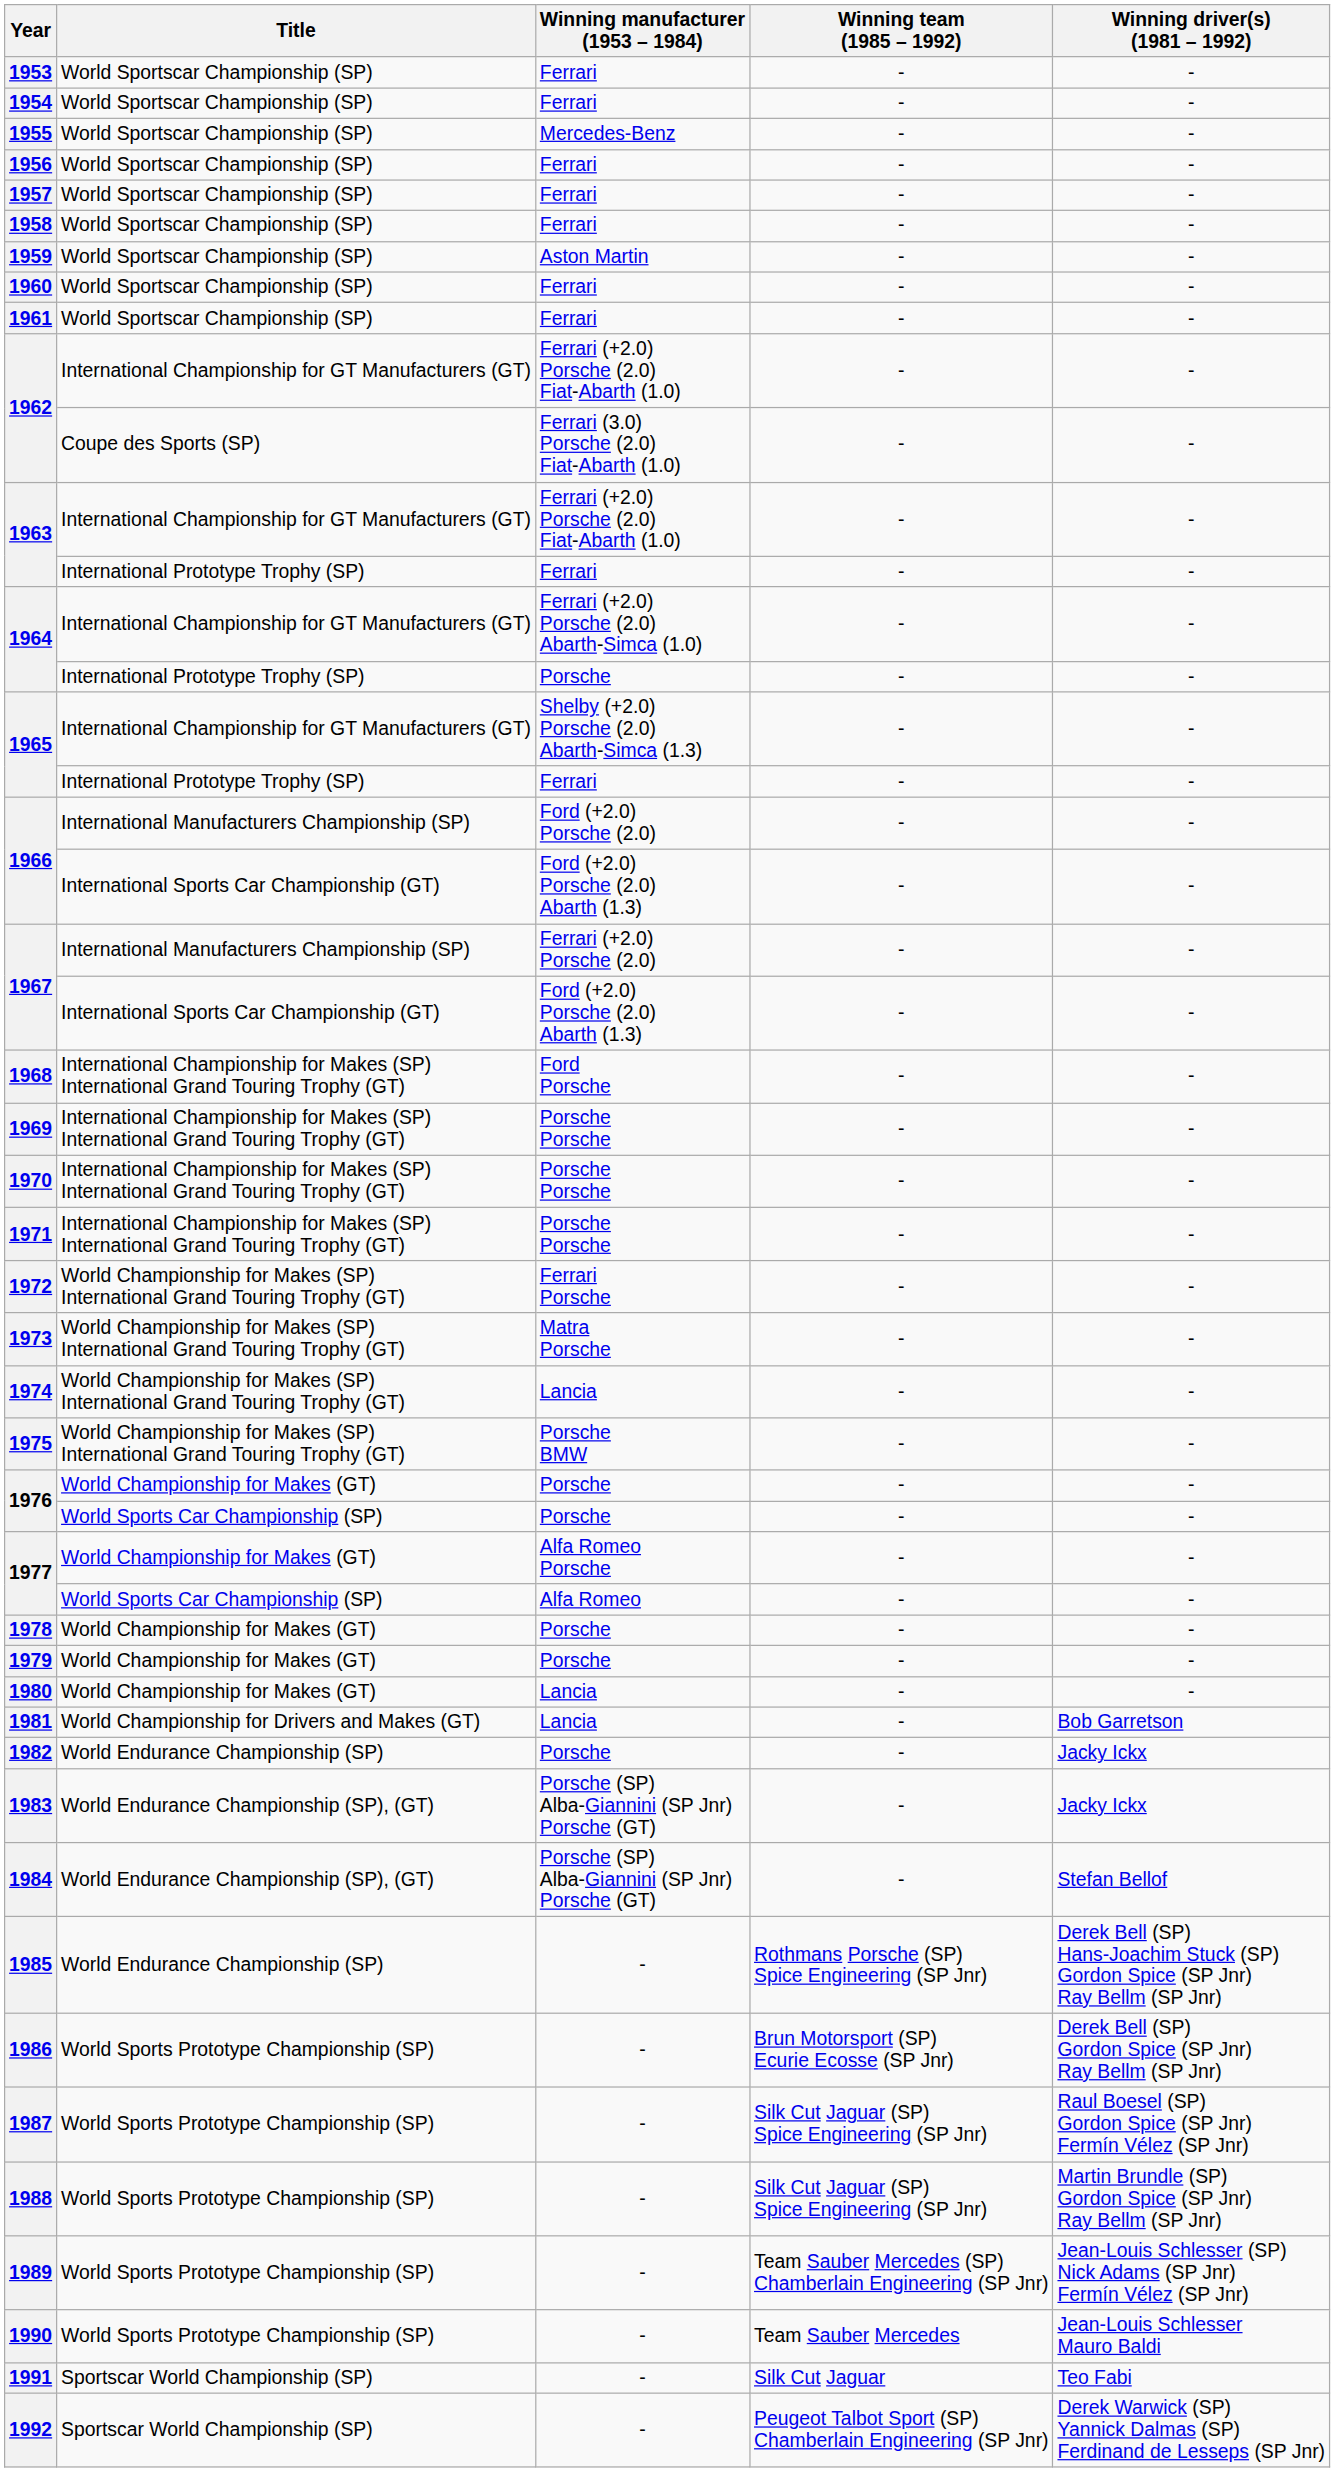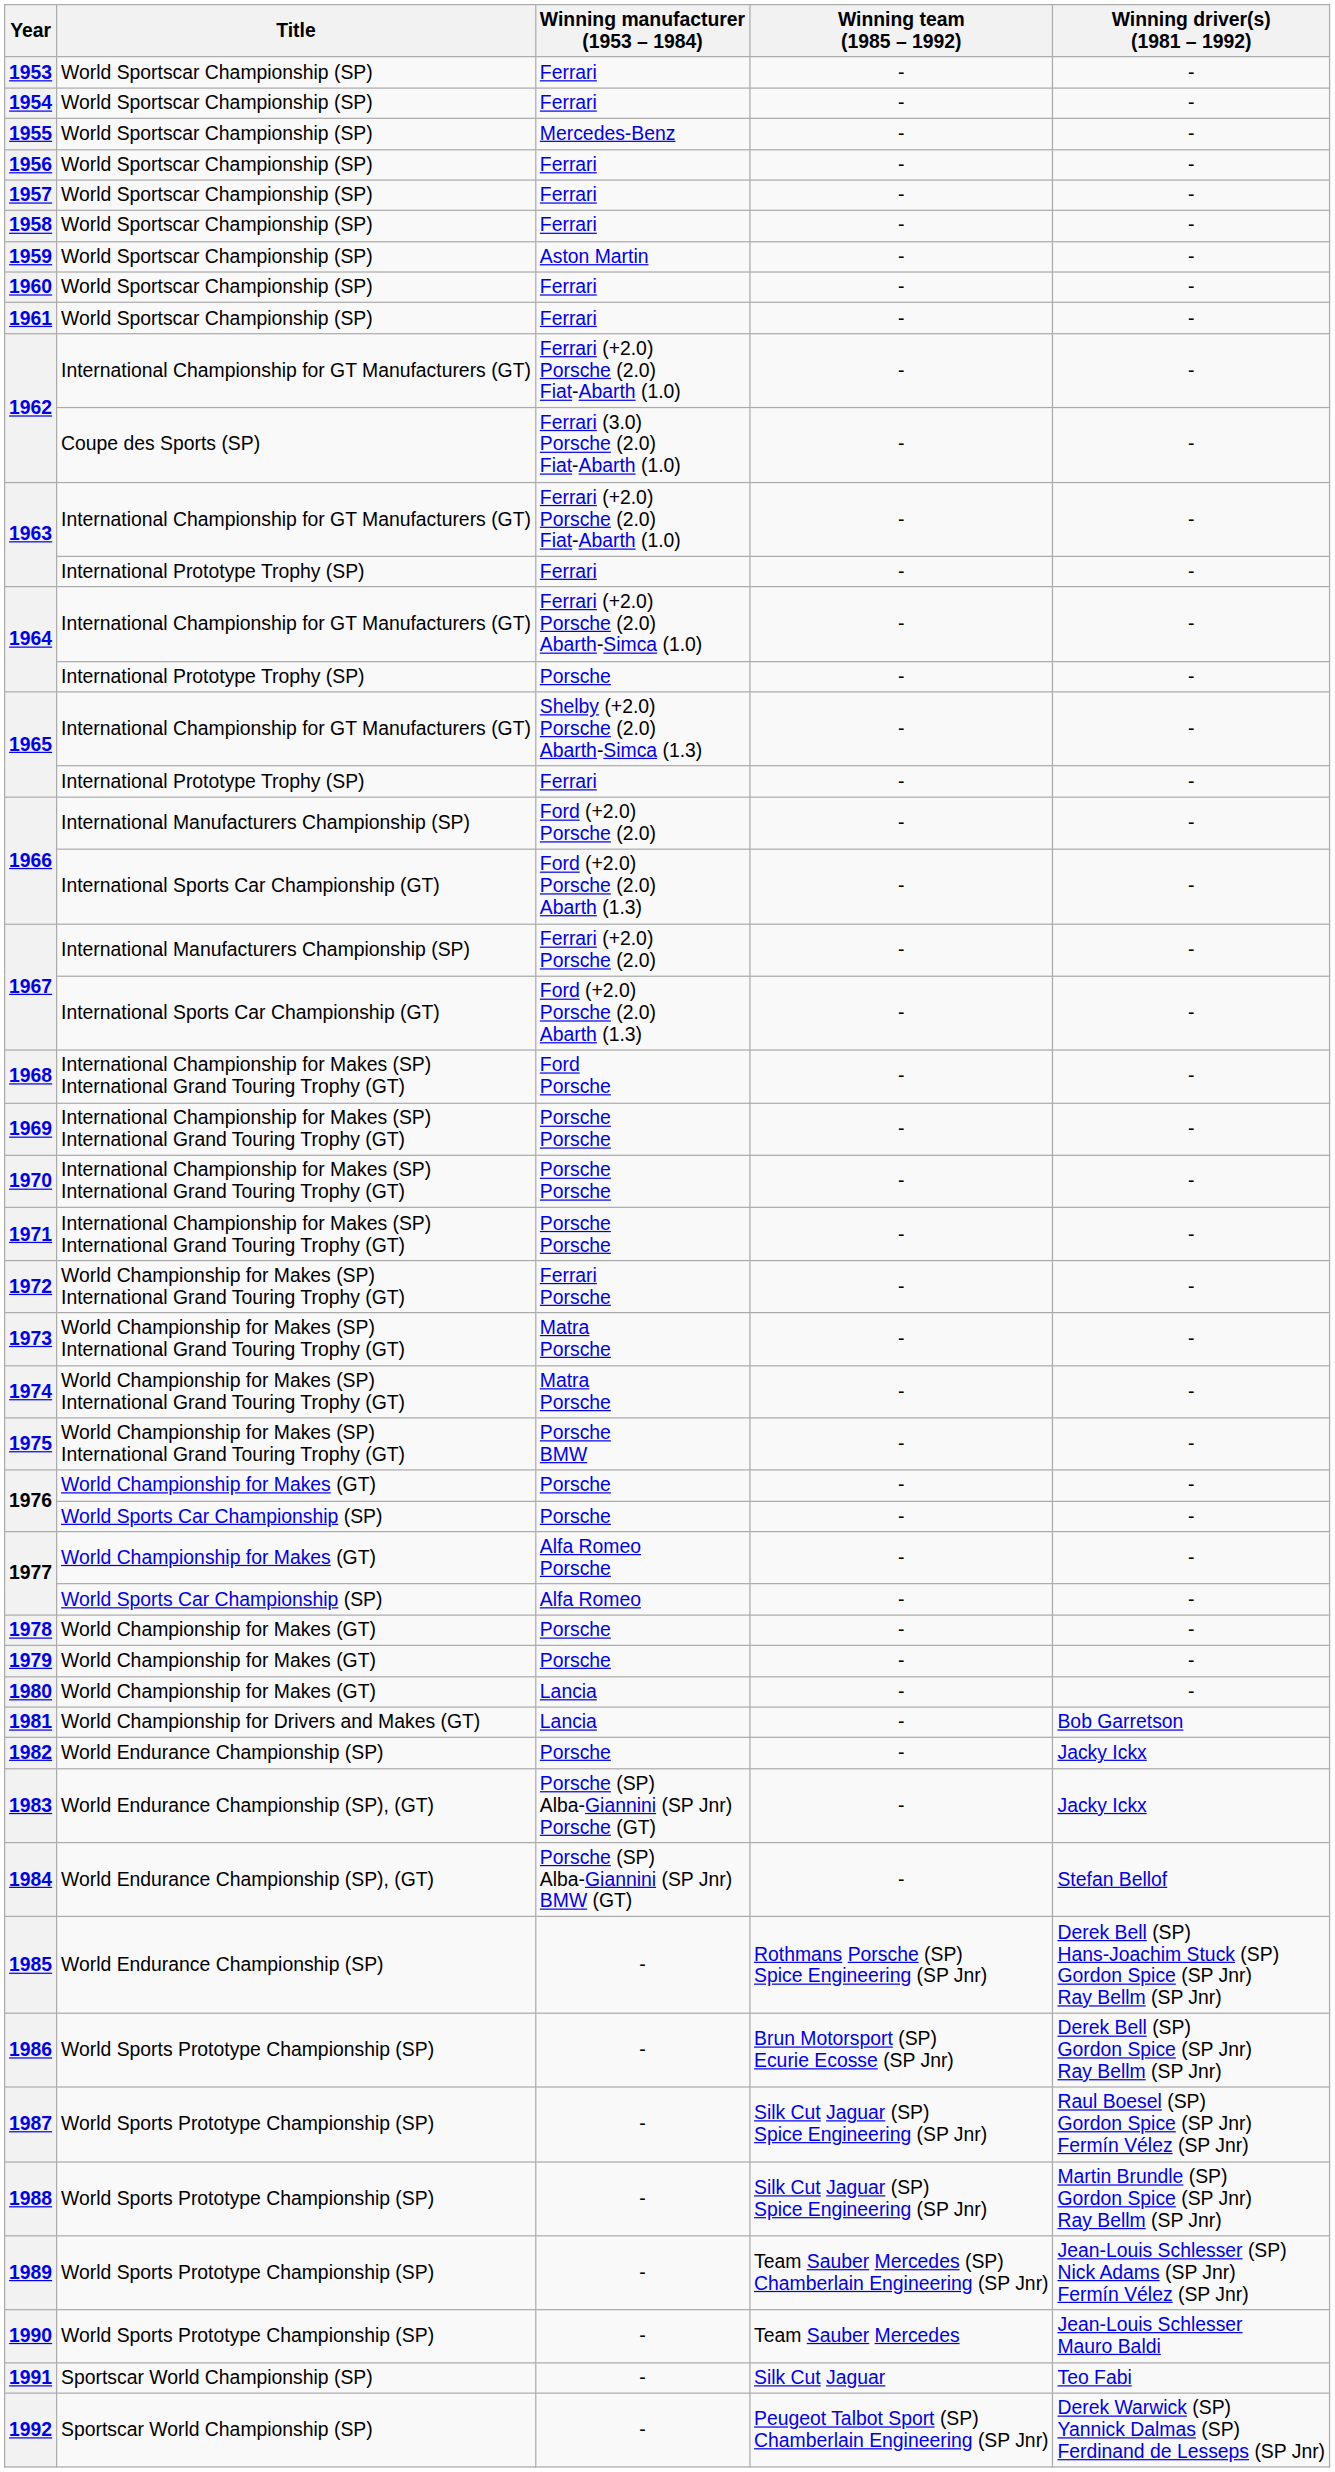(568, 1391) Lancia -> (575, 1391) Matra Porsche
(636, 1879) Porsche (SP) Alba-Giannini (SP Jnr) Porsche (GT) -> (636, 1879) Porsche (SP) Alba-Giannini (SP Jnr) BMW (GT)
